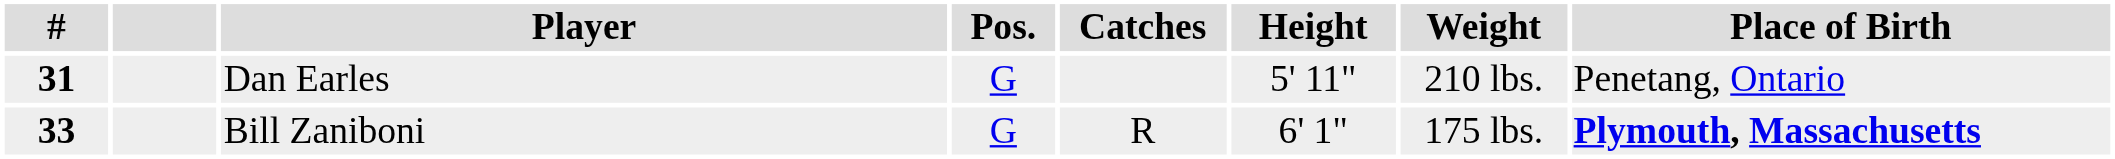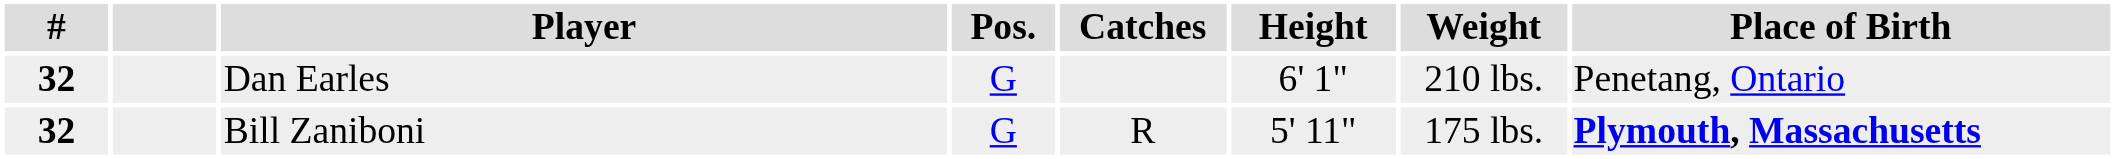(57, 78) 31 -> (57, 78) 32
(1313, 78) 5' 11" -> (1313, 78) 6' 1"
(57, 130) 33 -> (57, 130) 32
(1313, 130) 6' 1" -> (1313, 130) 5' 11"
